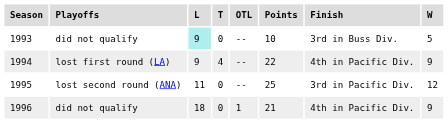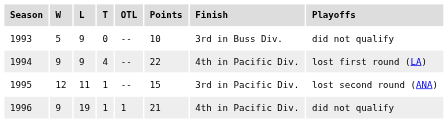columns swapped: (430, 15) <-> (77, 15)
(197, 38) paleturquoise background -> (82, 38) no background
(220, 85) 0 -> (105, 85) 1
(270, 85) 25 -> (155, 85) 15
(200, 108) 18 -> (85, 108) 19
(220, 108) 0 -> (105, 108) 1
